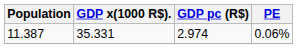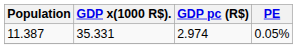(272, 33) 0.06% -> (272, 33) 0.05%
